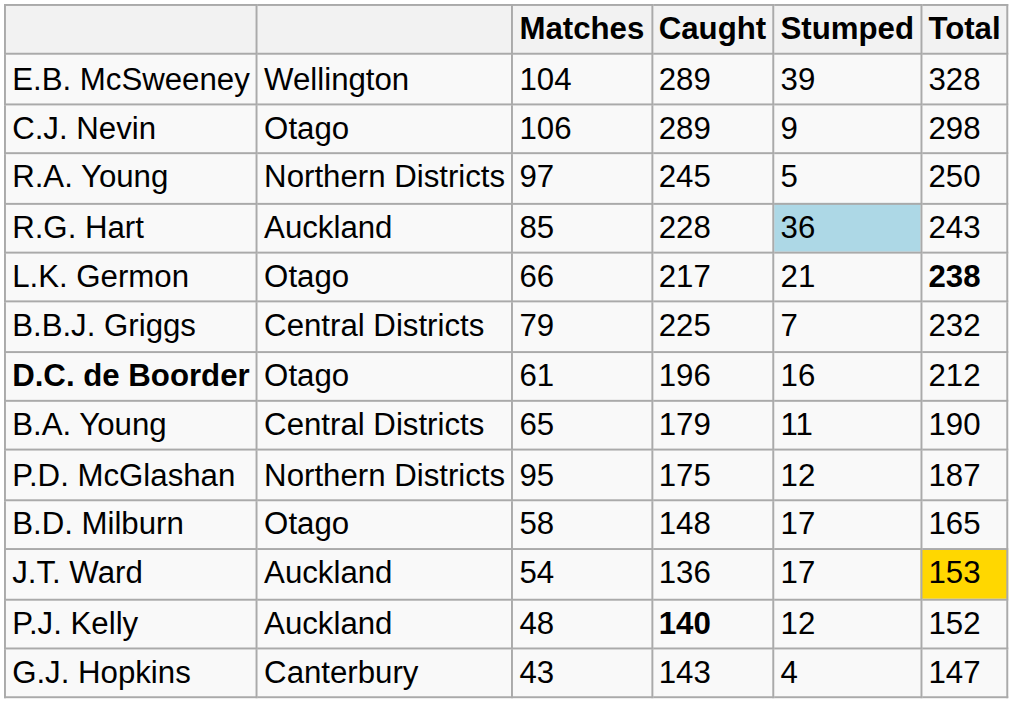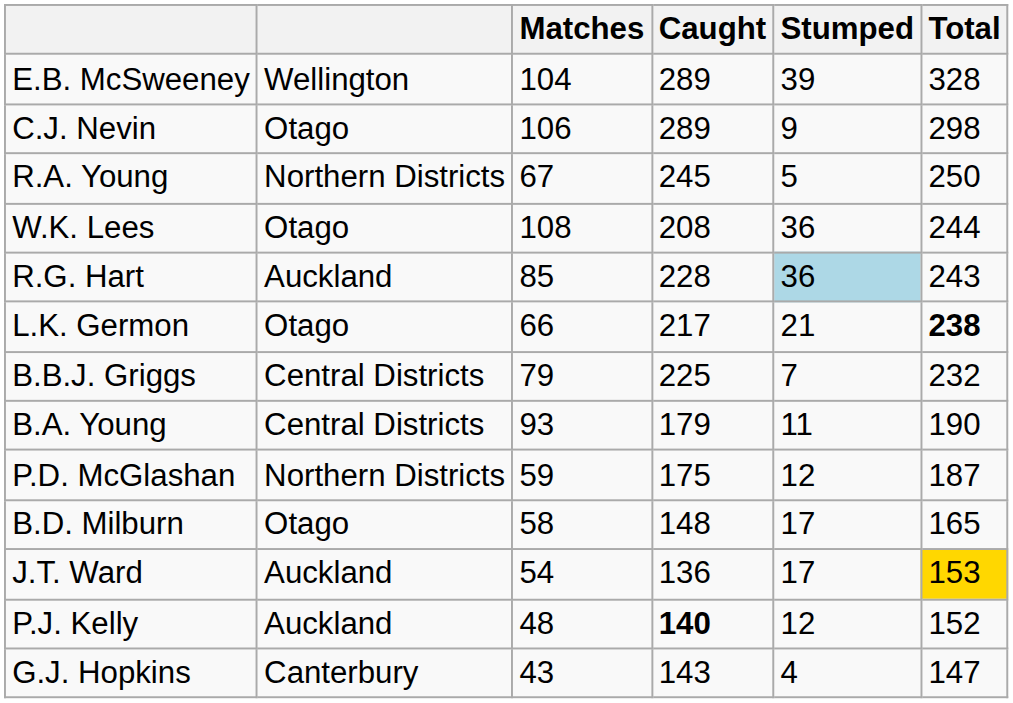(537, 177) 97 -> (537, 177) 67
+ row: (83, 227)
- row: (131, 375)
(537, 425) 65 -> (537, 425) 93
(537, 474) 95 -> (537, 474) 59
